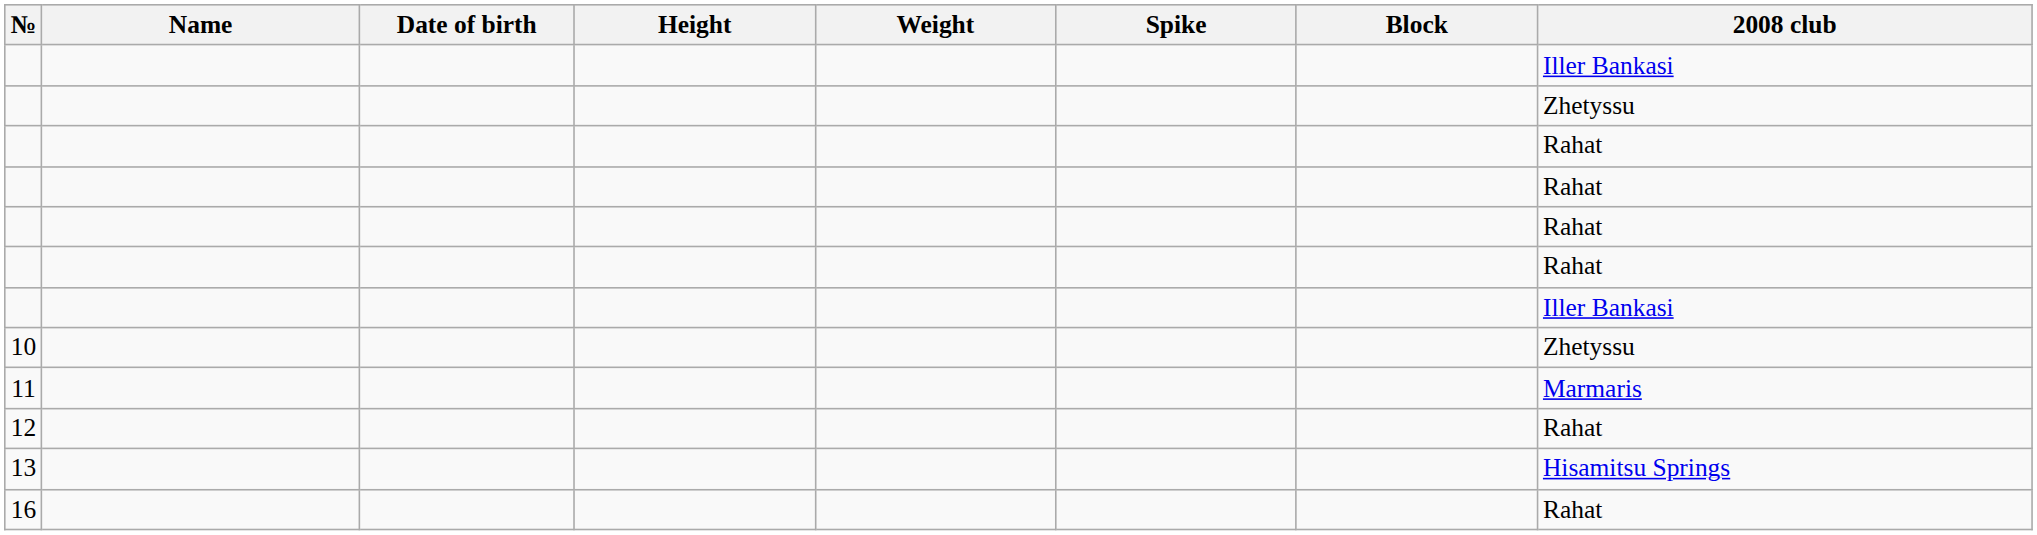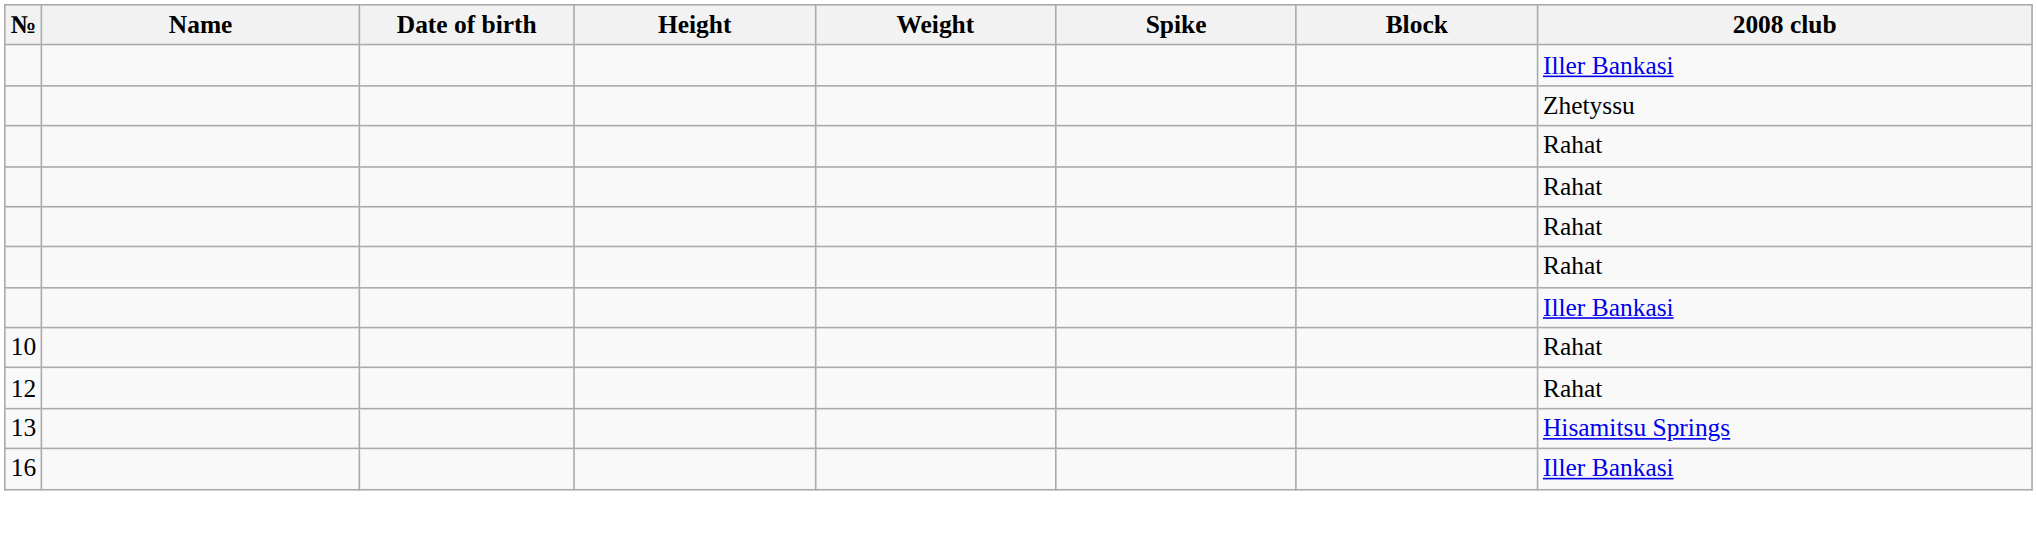(1589, 347) Zhetyssu -> (1573, 347) Rahat
- row: (23, 387)
(1573, 508) Rahat -> (1608, 468) Iller Bankasi
